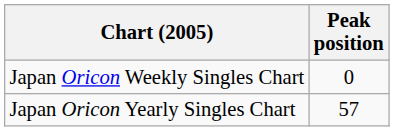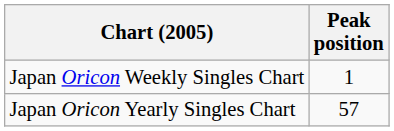(349, 76) 0 -> (349, 76) 1
